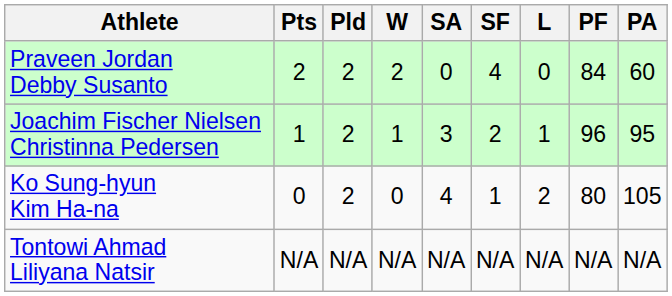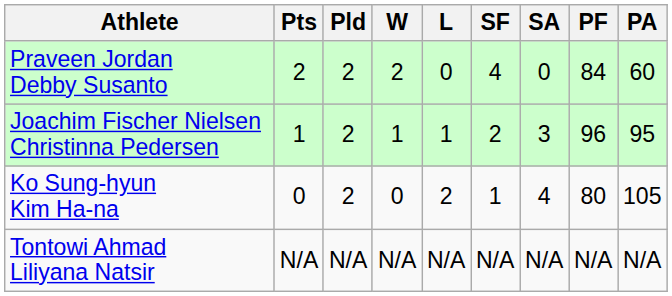columns swapped: (544, 22) <-> (446, 22)
